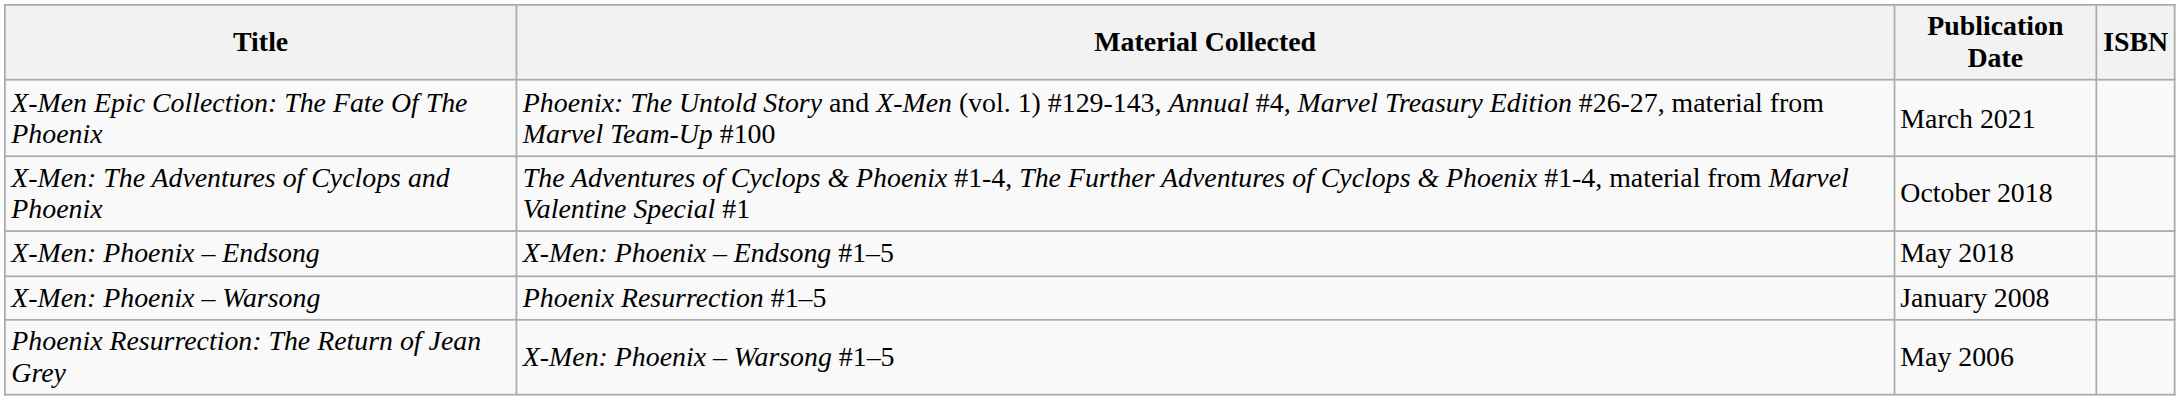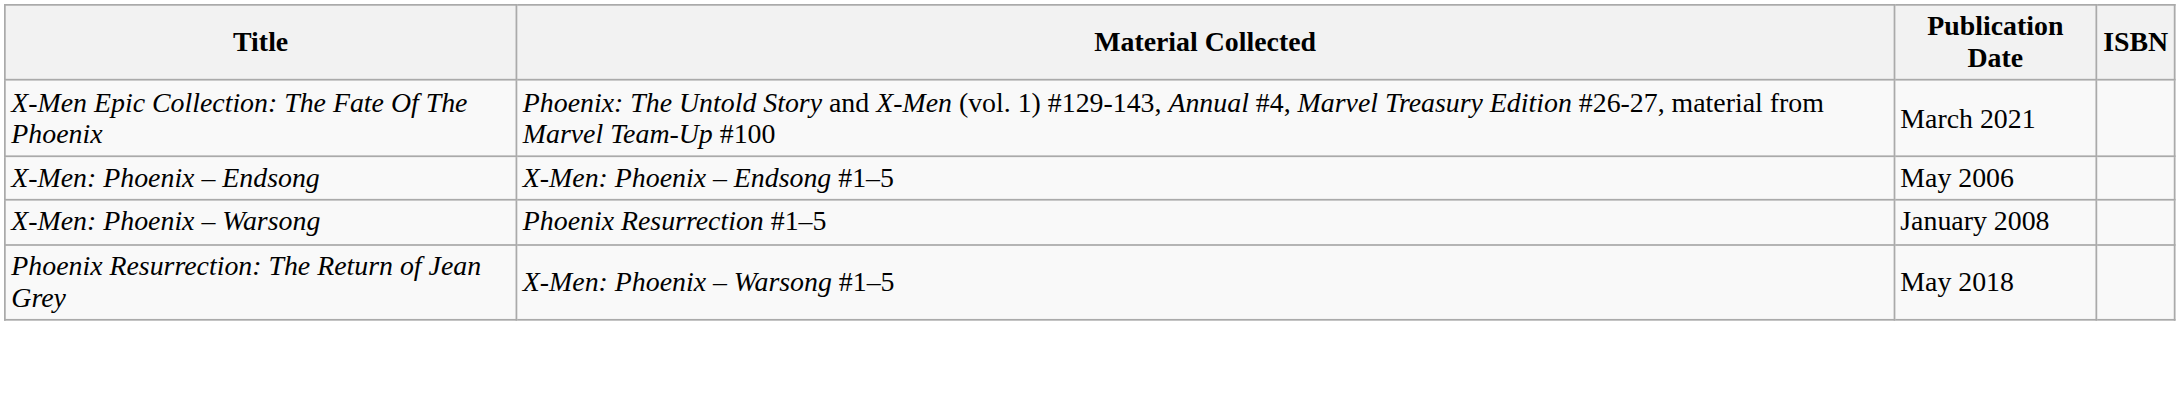- row: (230, 193)
(1957, 252) May 2018 -> (1957, 177) May 2006
(1957, 356) May 2006 -> (1957, 281) May 2018
